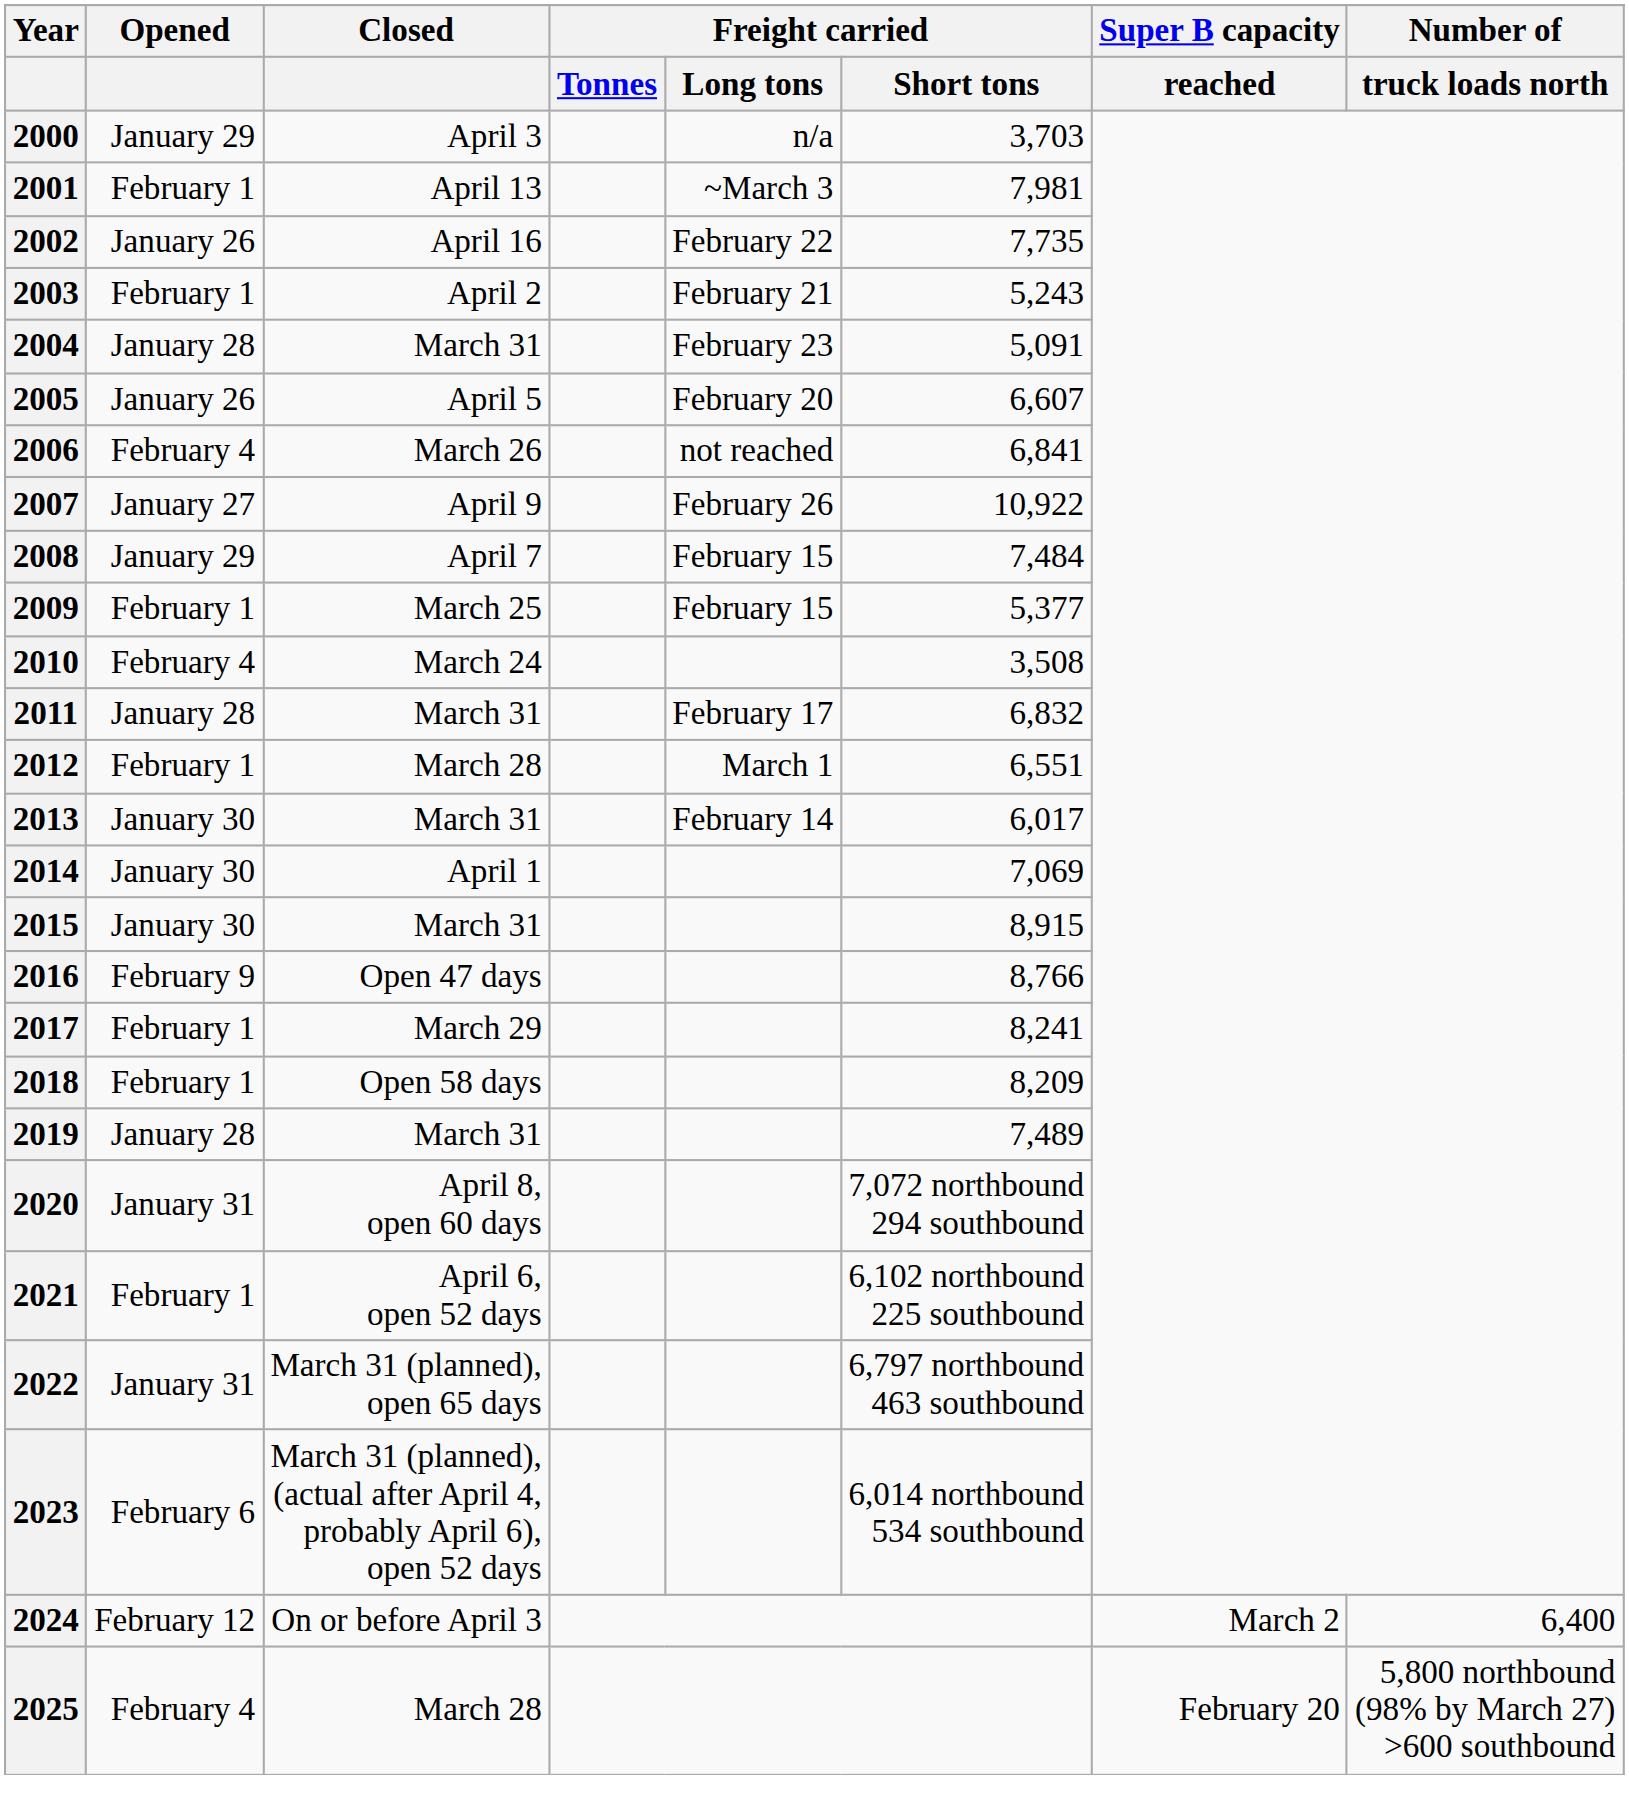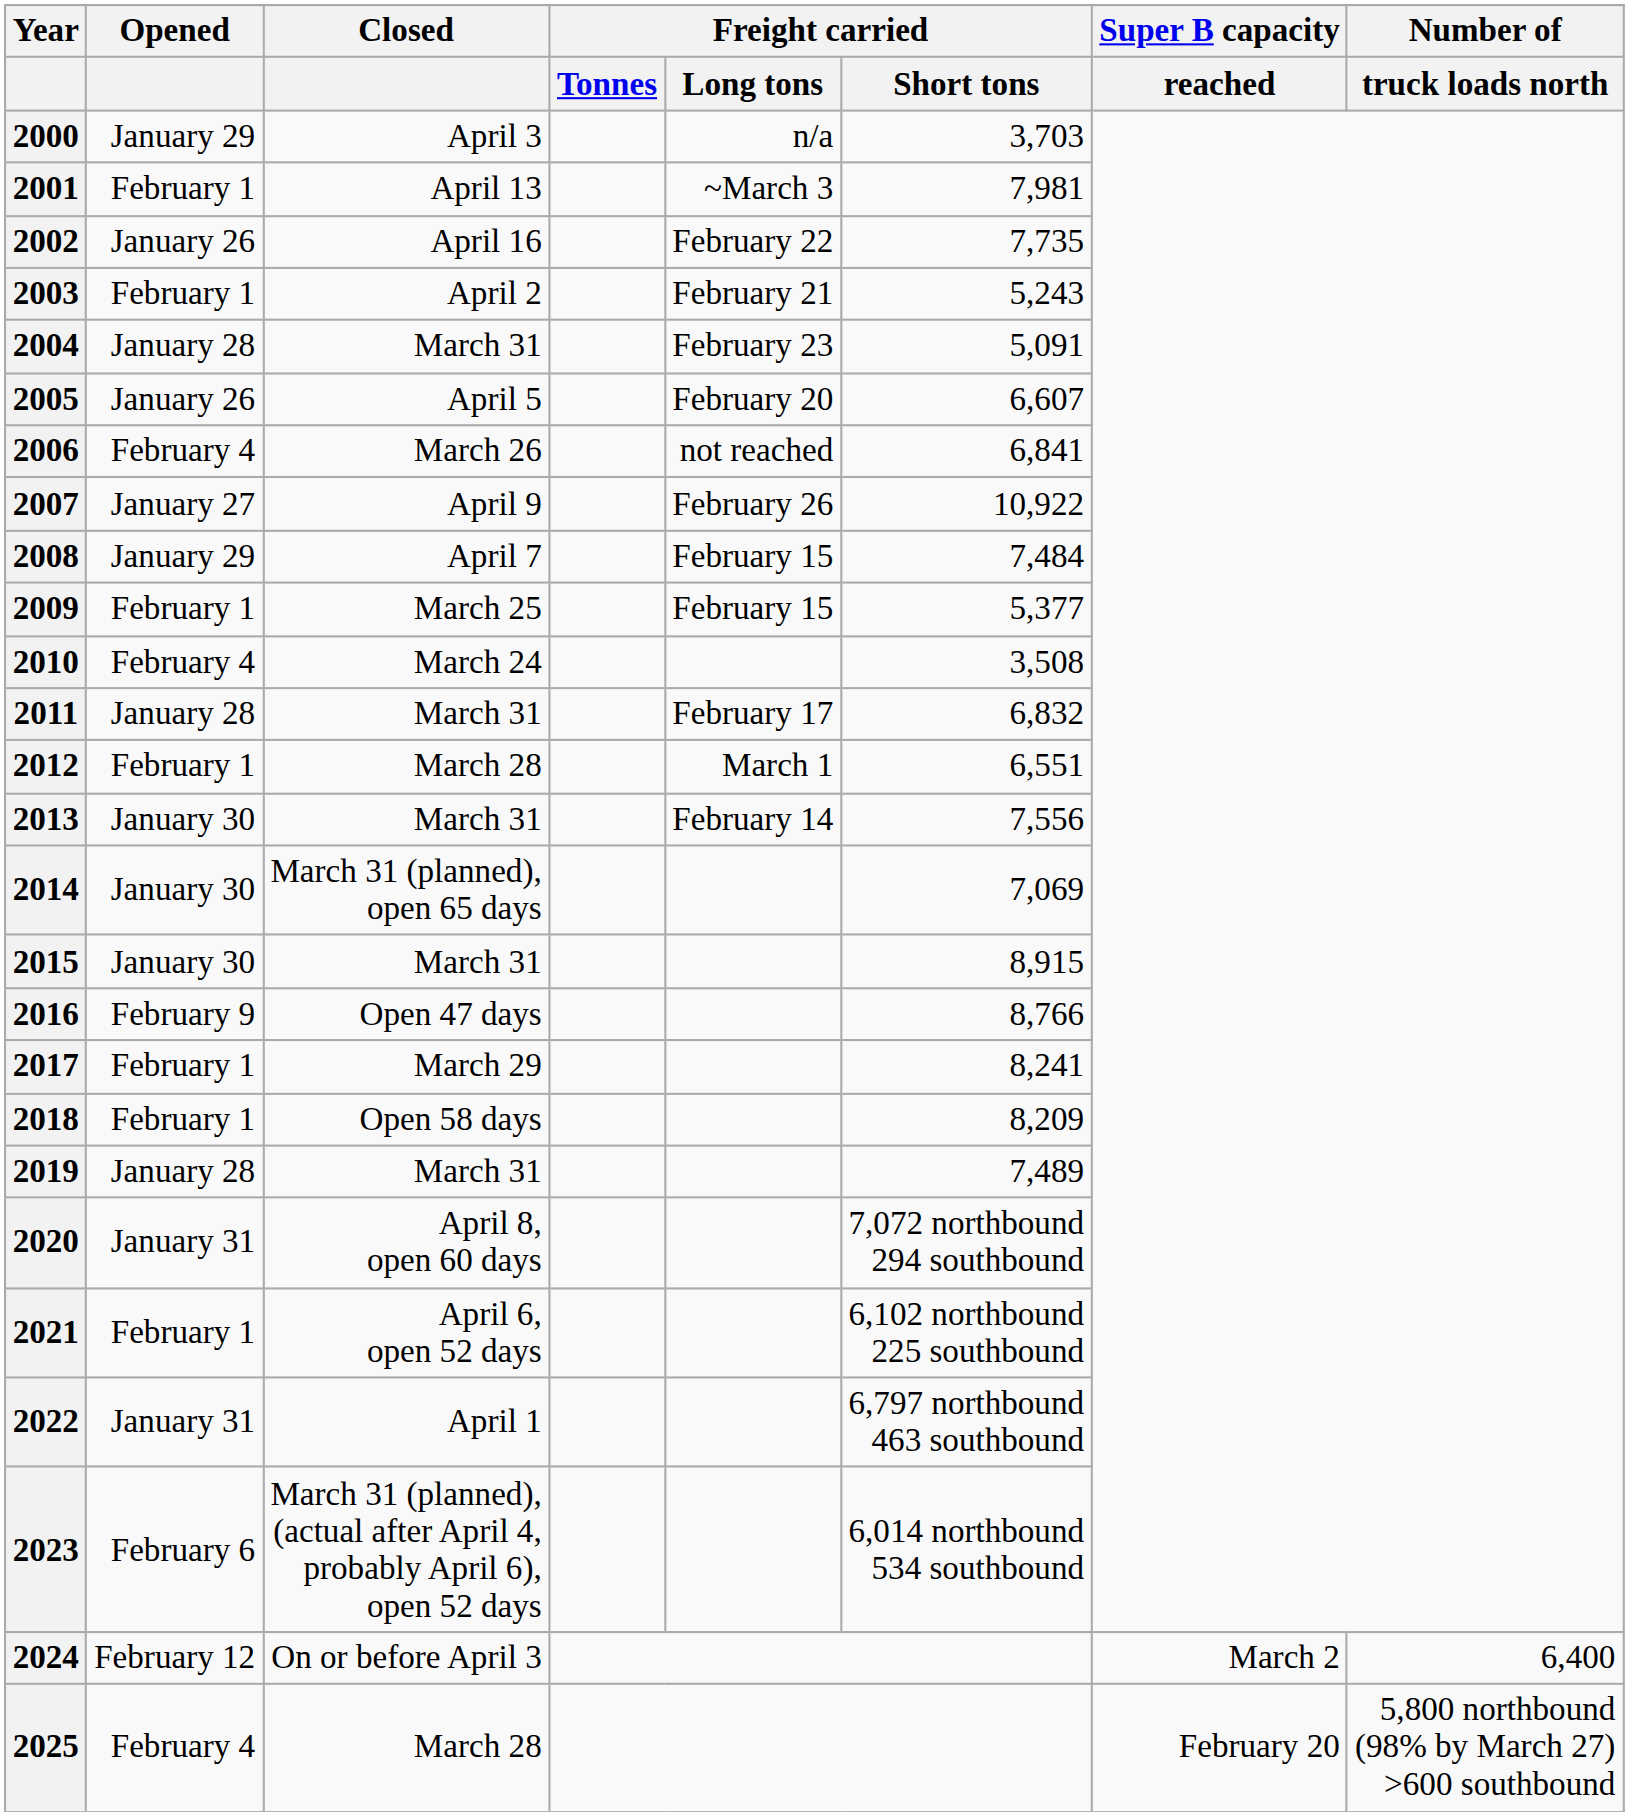(1047, 818) 6,017 -> (1047, 818) 7,556
(494, 871) April 1 -> (406, 889) March 31 (planned), open 65 days
(406, 1384) March 31 (planned), open 65 days -> (494, 1421) April 1
